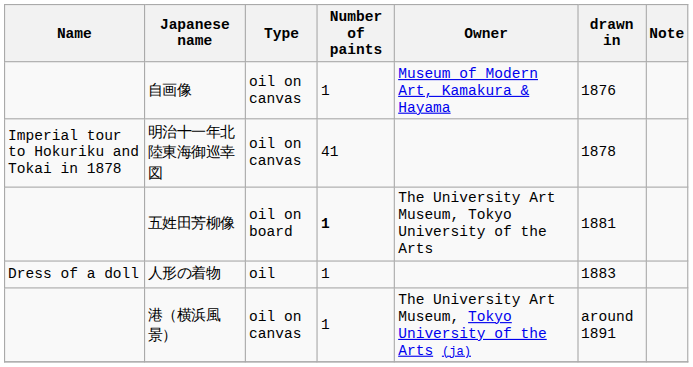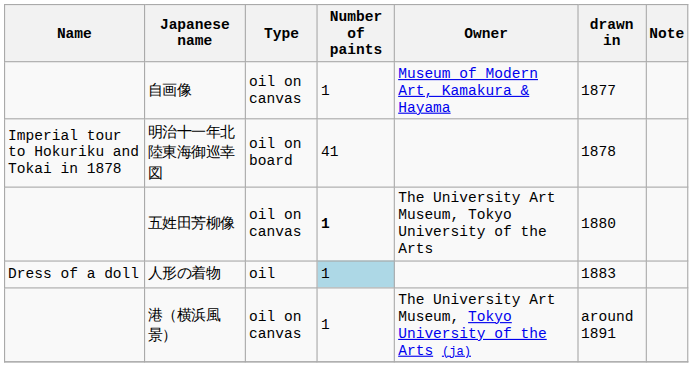(598, 91) 1876 -> (598, 91) 1877
(275, 153) oil on canvas -> (275, 153) oil on board
(275, 224) oil on board -> (275, 224) oil on canvas
(598, 224) 1881 -> (598, 224) 1880
(325, 274) no background -> (325, 274) lightblue background
